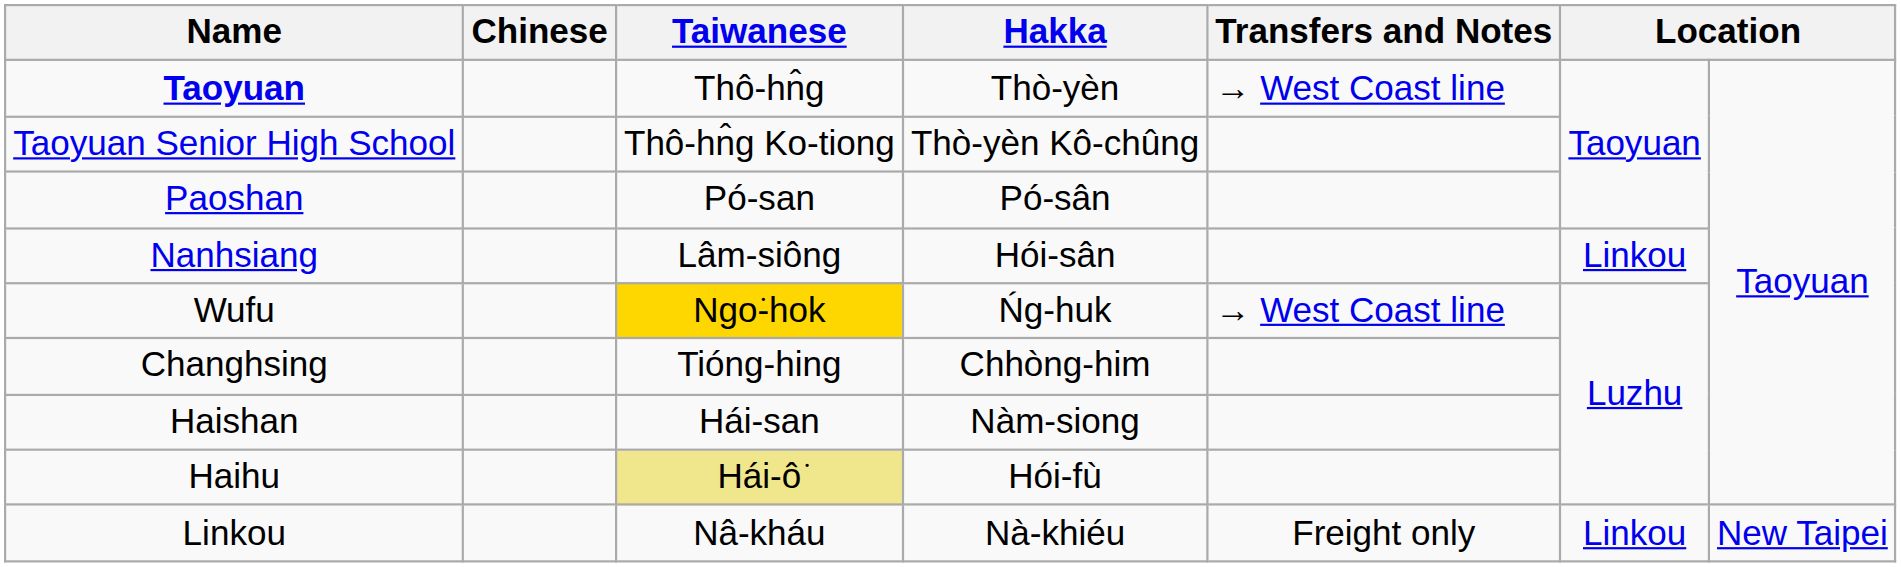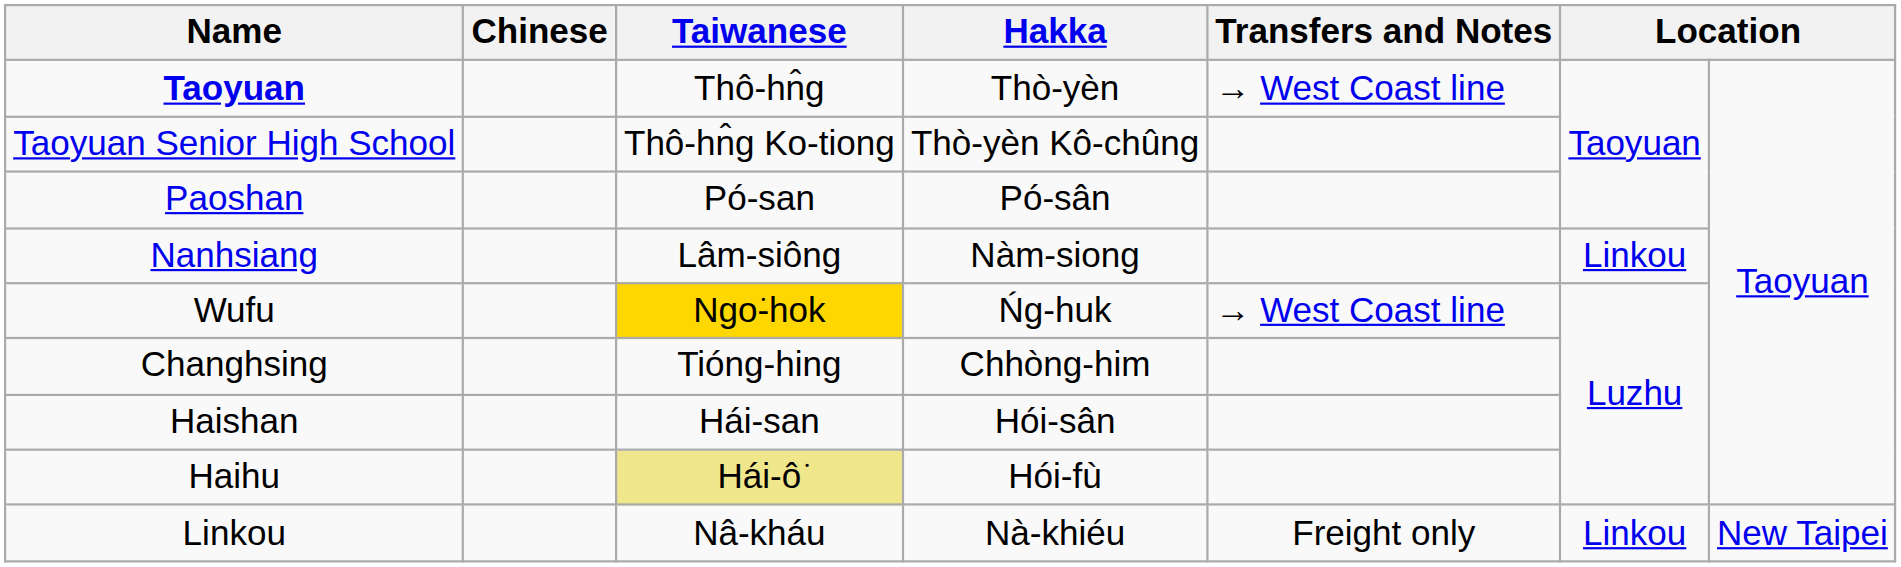(1055, 254) Hói-sân -> (1055, 254) Nàm-siong
(1055, 421) Nàm-siong -> (1055, 421) Hói-sân
